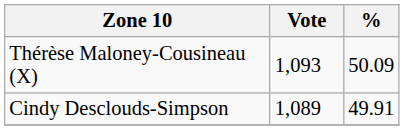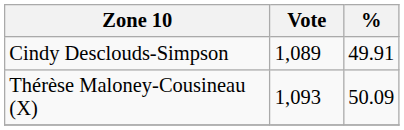rows swapped: (127, 64) <-> (119, 108)
